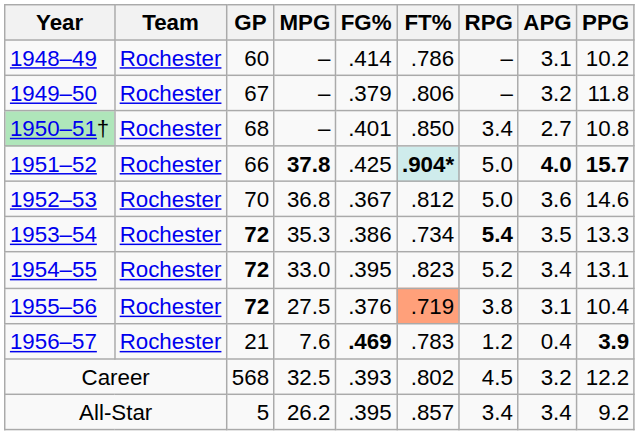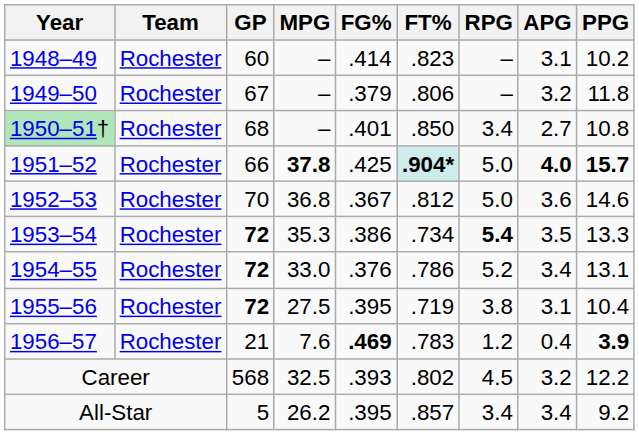(432, 58) .786 -> (432, 58) .823
(370, 270) .395 -> (370, 270) .376
(432, 270) .823 -> (432, 270) .786
(370, 306) .376 -> (370, 306) .395
(432, 306) lightsalmon background -> (432, 306) no background
